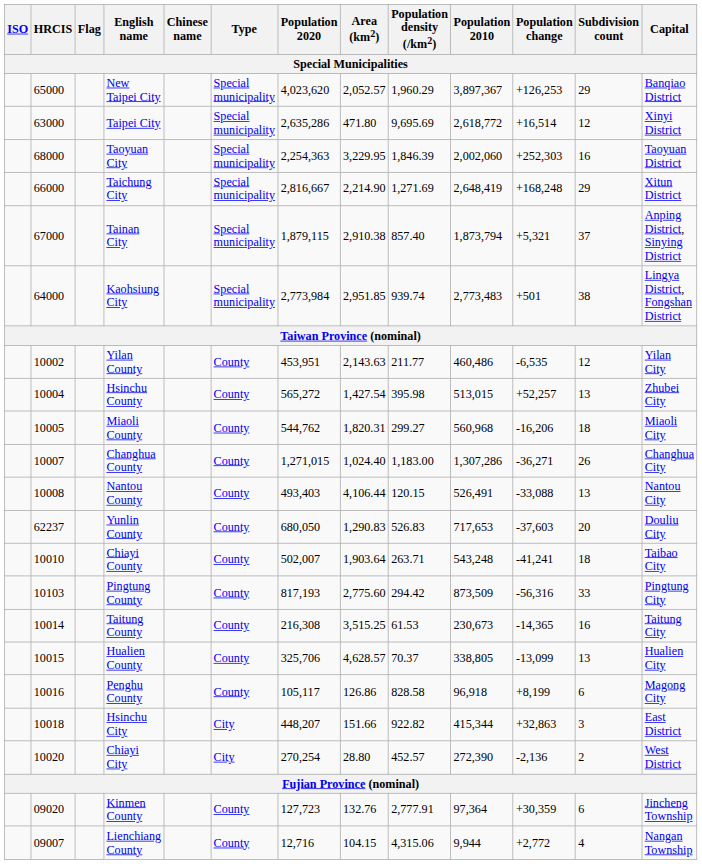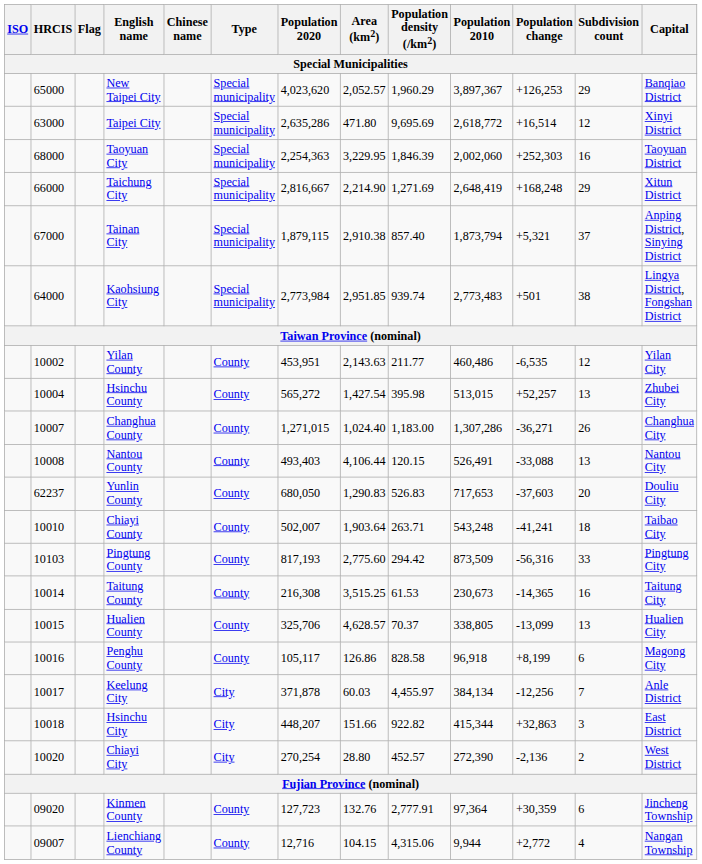- row: (124, 427)
+ row: (127, 691)
